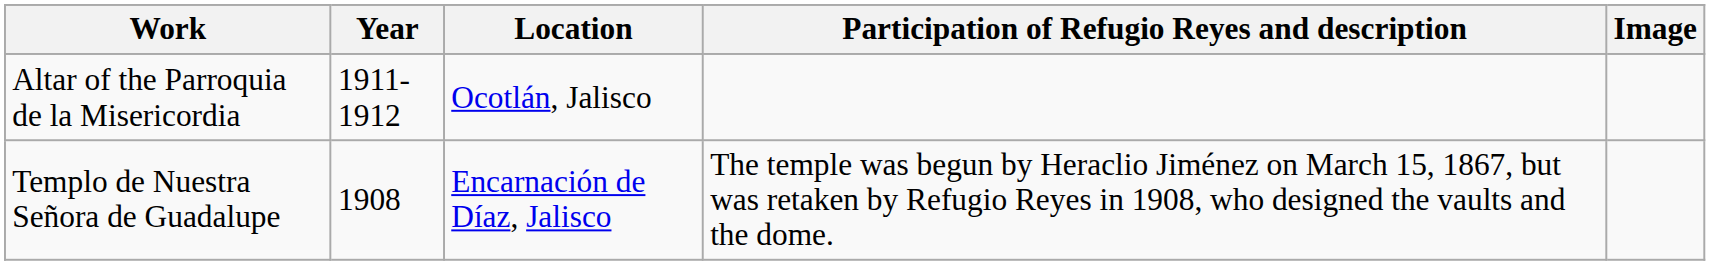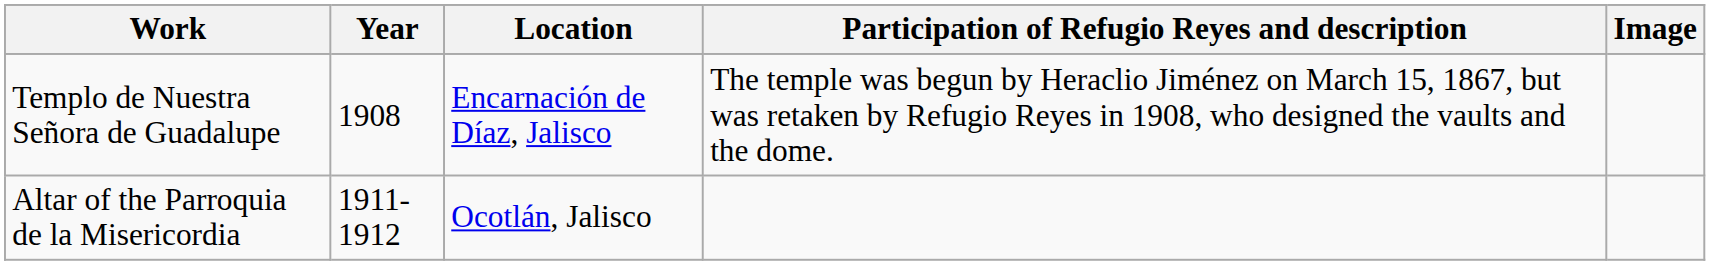rows swapped: (146, 199) <-> (149, 96)
